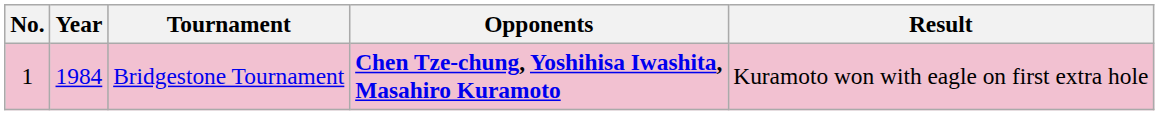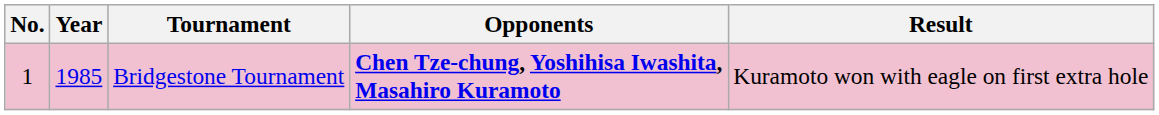(79, 76) 1984 -> (79, 76) 1985
